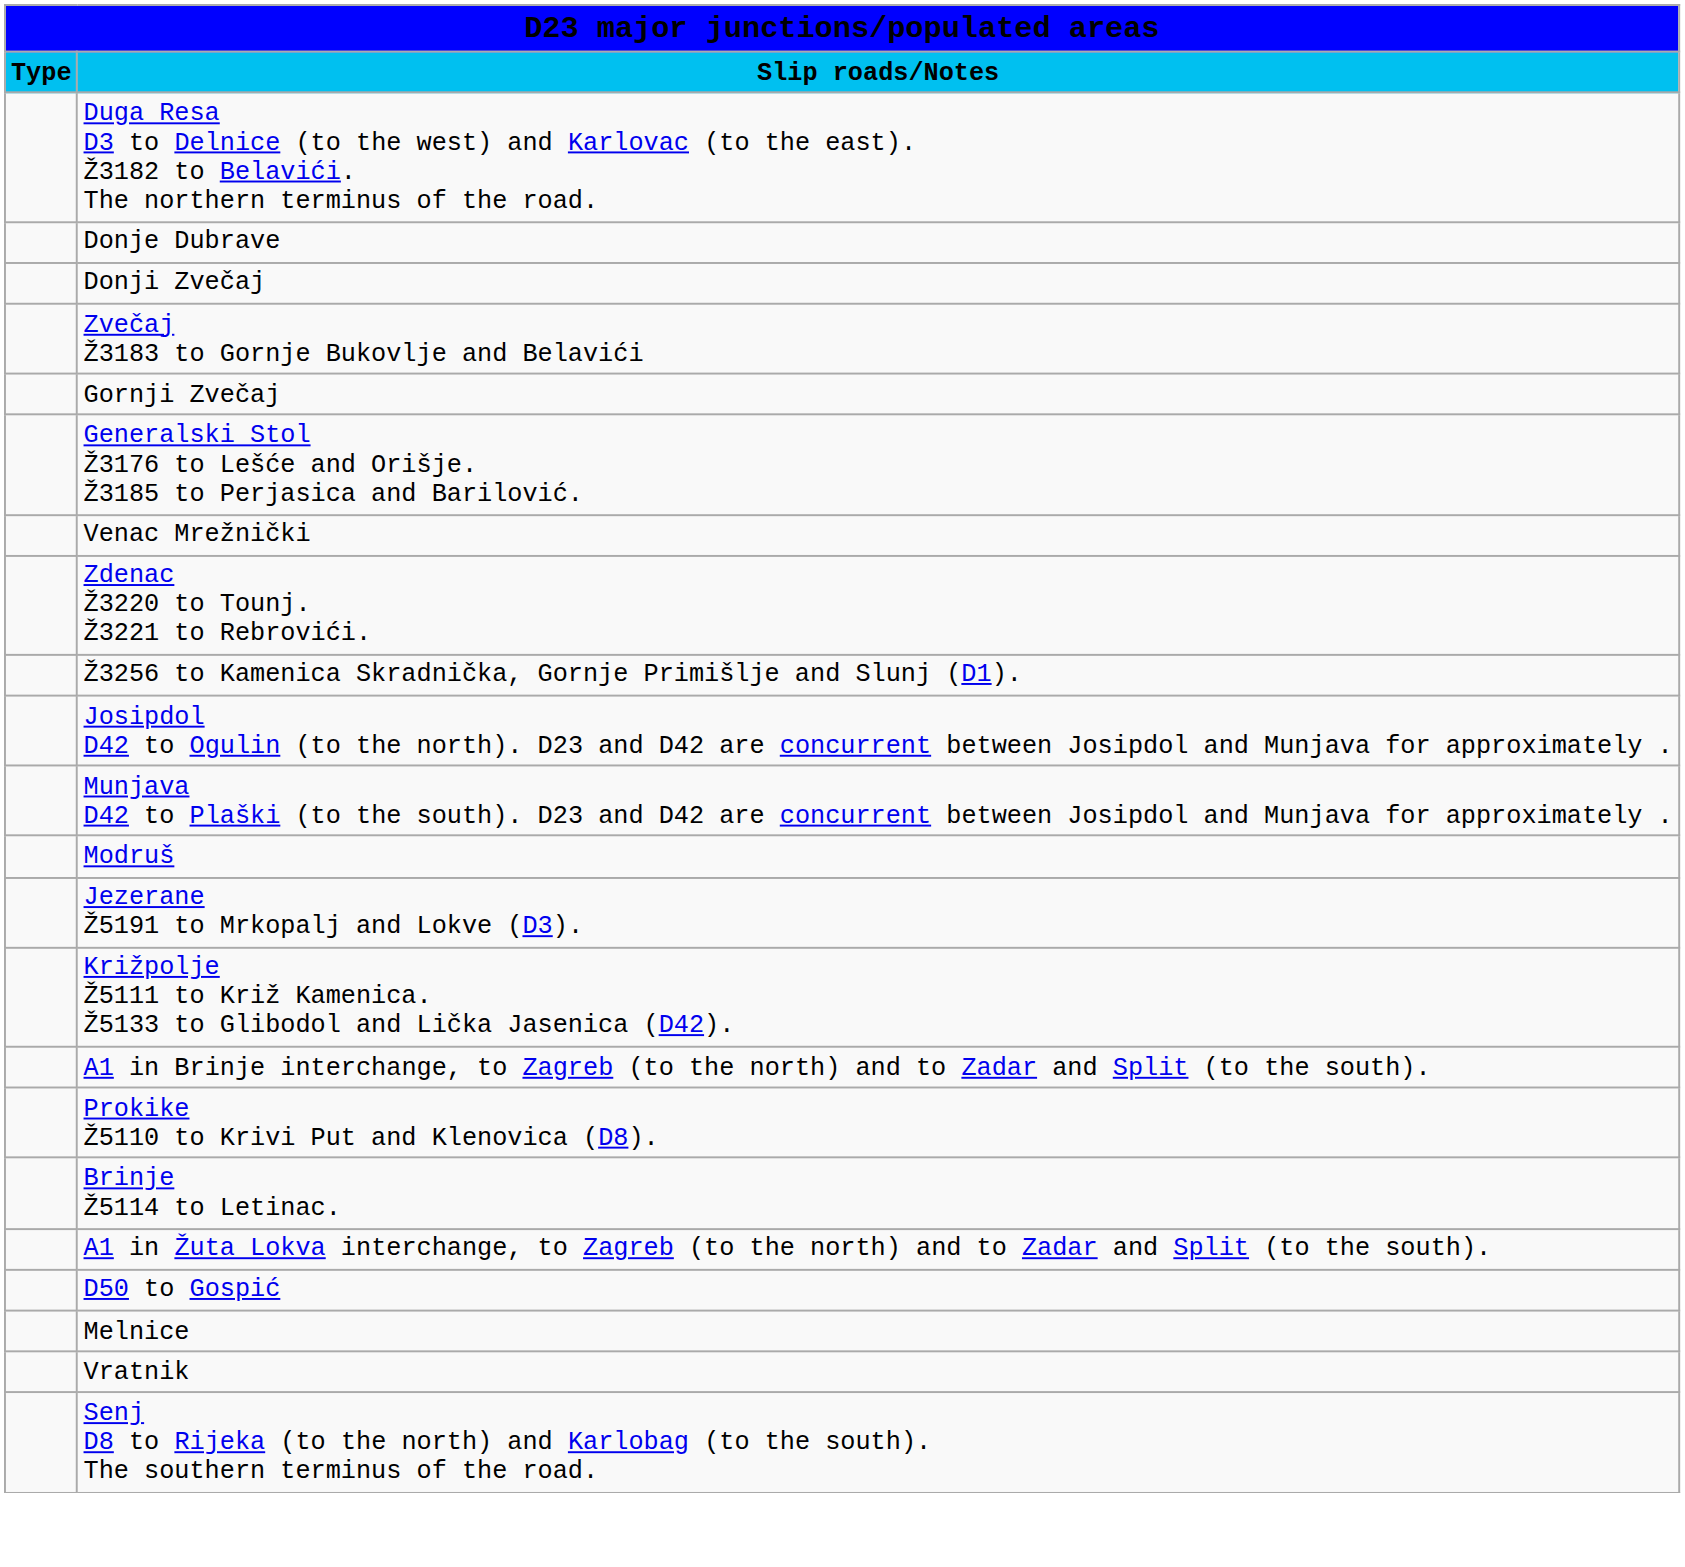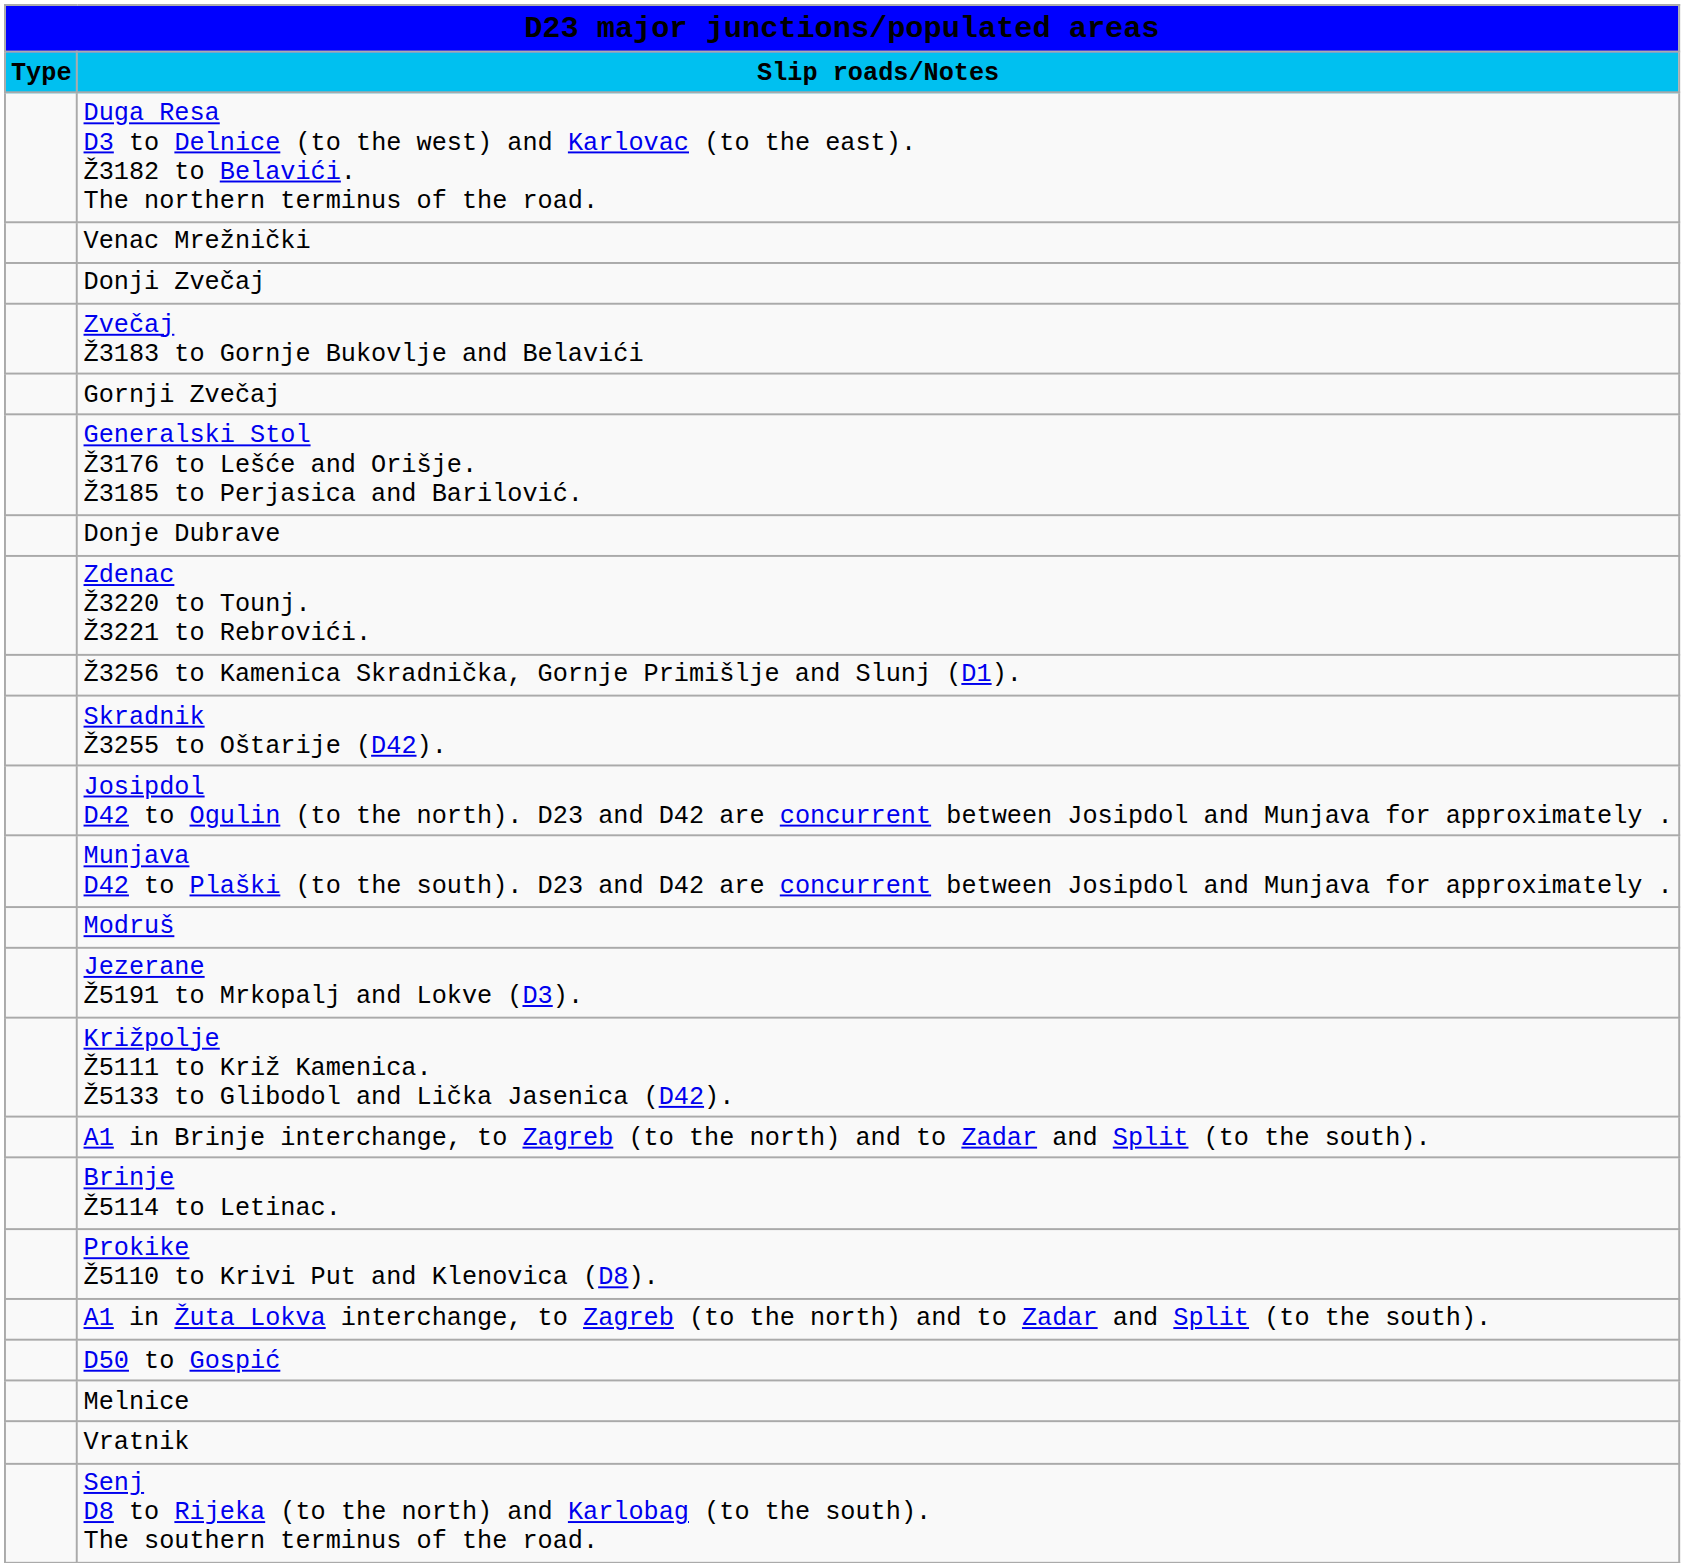rows swapped: (197, 535) <-> (182, 242)
+ row: (265, 731)
rows swapped: (212, 1193) <-> (371, 1123)
